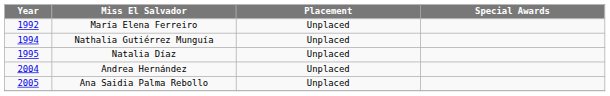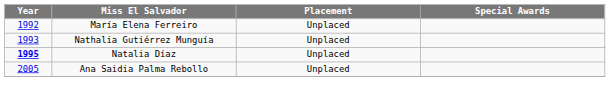(28, 41) 1994 -> (28, 41) 1993
(28, 55) normal -> (28, 55) bold
- row: (144, 69)
